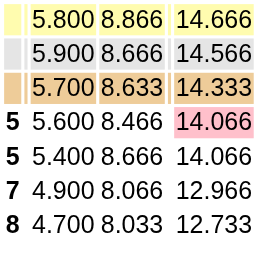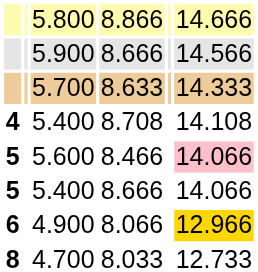+ row: (63, 122)
(13, 191) 7 -> (13, 225) 6
(214, 191) no background -> (214, 225) gold background
